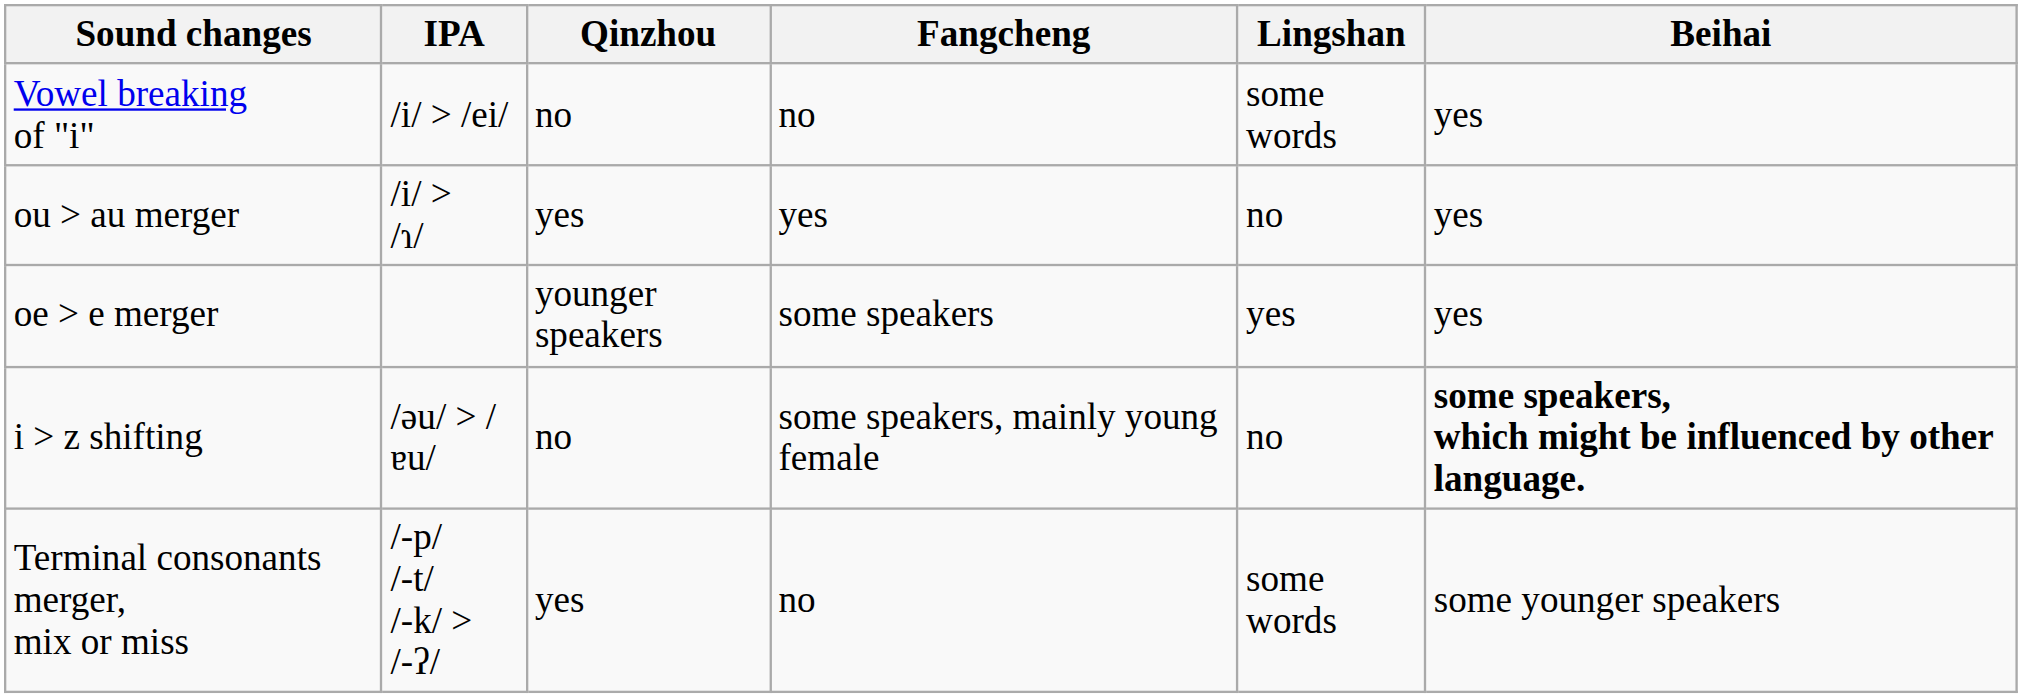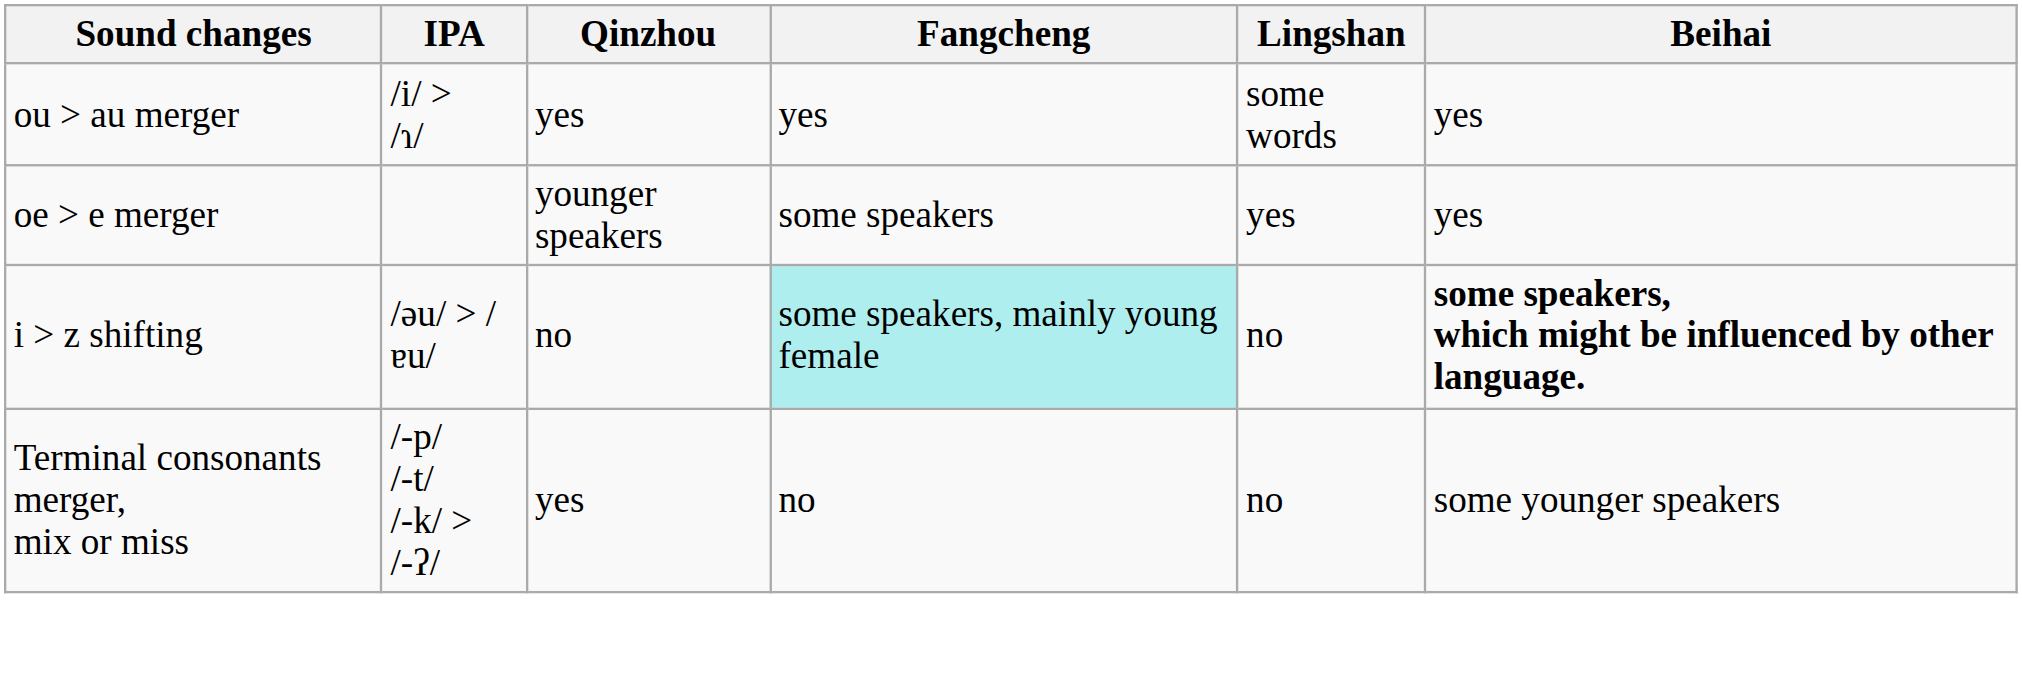- row: (130, 113)
(1265, 214) no -> (1291, 113) some words
(998, 436) no background -> (998, 335) paleturquoise background
(1291, 599) some words -> (1265, 499) no
